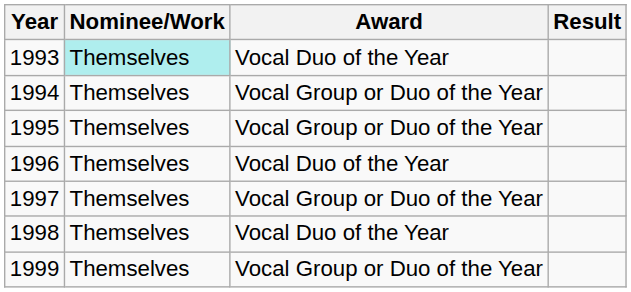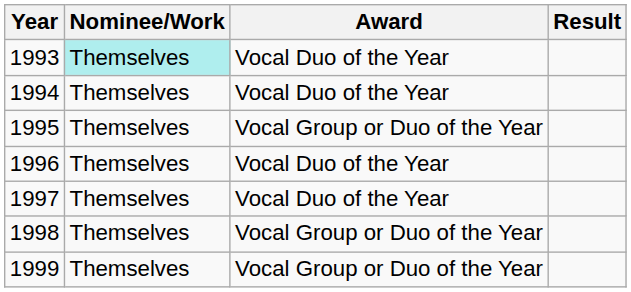(389, 92) Vocal Group or Duo of the Year -> (342, 92) Vocal Duo of the Year
(389, 198) Vocal Group or Duo of the Year -> (342, 198) Vocal Duo of the Year
(342, 233) Vocal Duo of the Year -> (389, 233) Vocal Group or Duo of the Year
